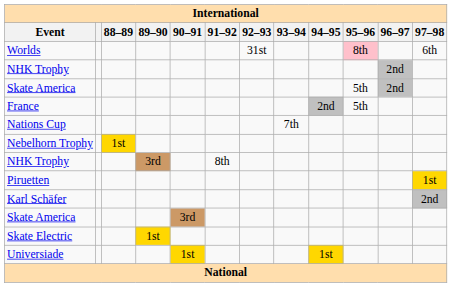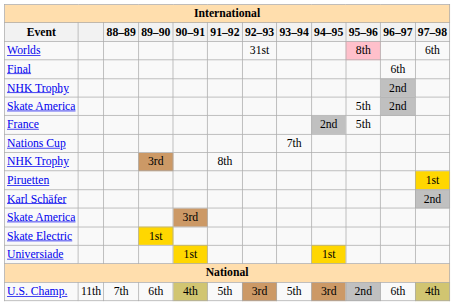+ row: (19, 69)
- row: (50, 143)
+ row: (37, 291)
